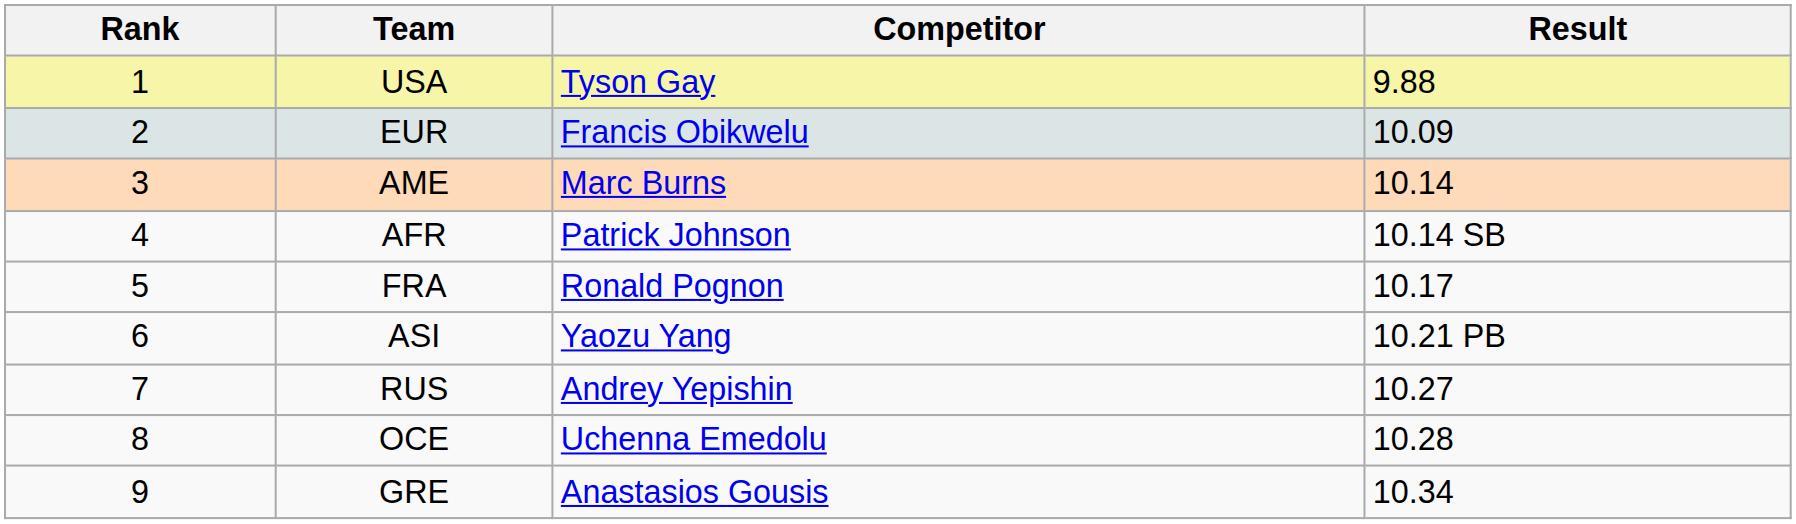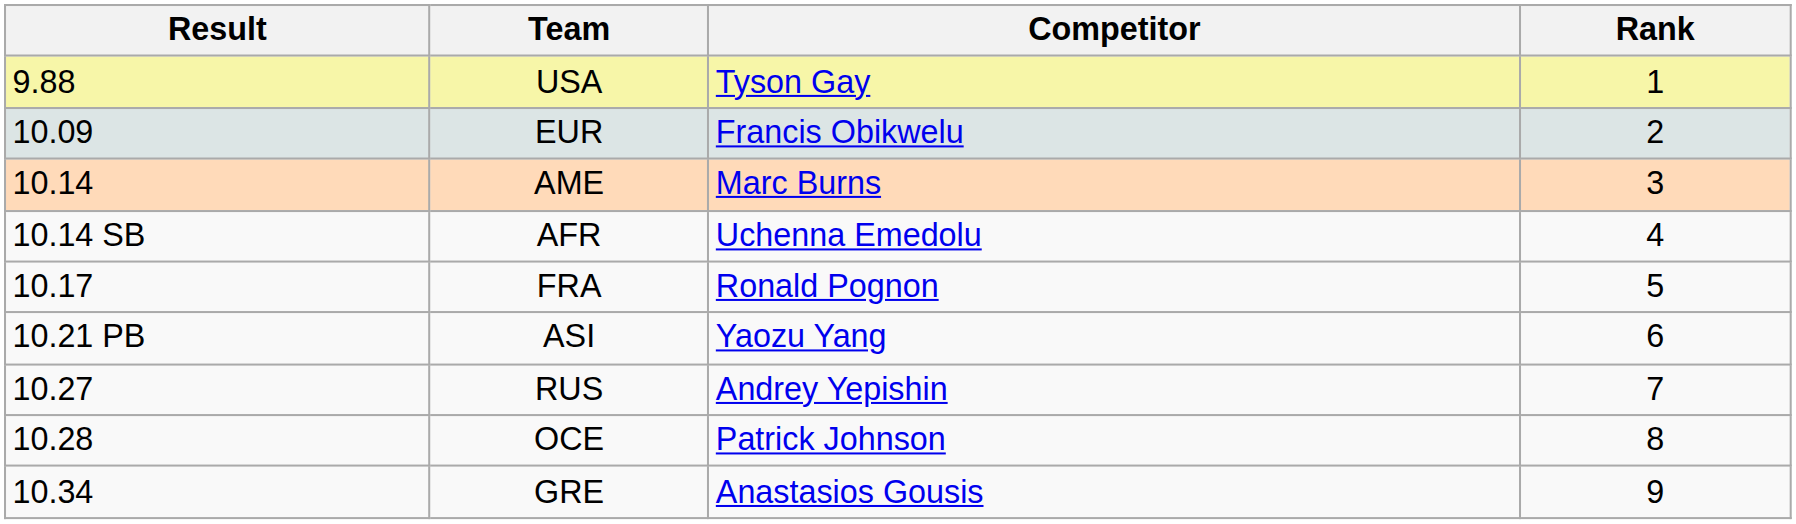columns swapped: (140, 30) <-> (1578, 30)
(676, 235) Patrick Johnson -> (849, 235) Uchenna Emedolu
(694, 440) Uchenna Emedolu -> (831, 440) Patrick Johnson
